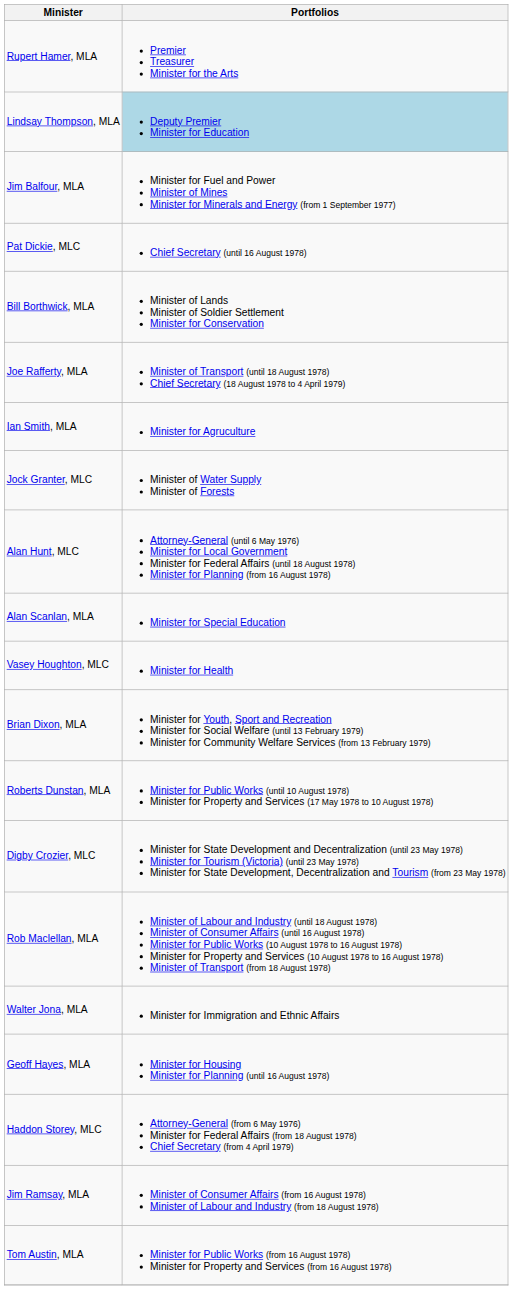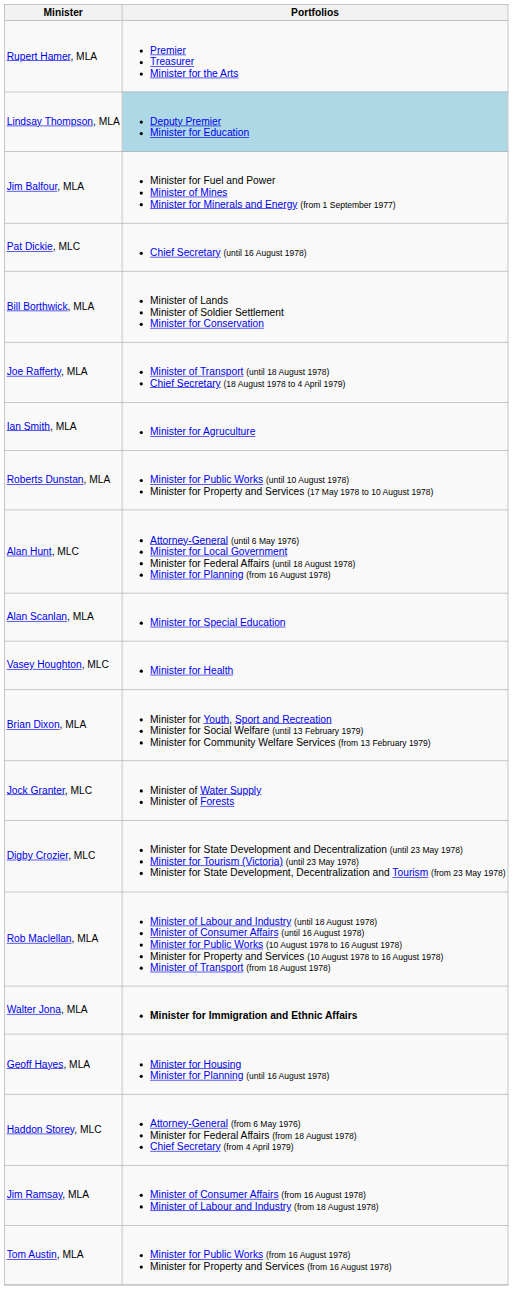rows swapped: (58, 790) <-> (49, 480)
(315, 1016) normal -> (315, 1016) bold
